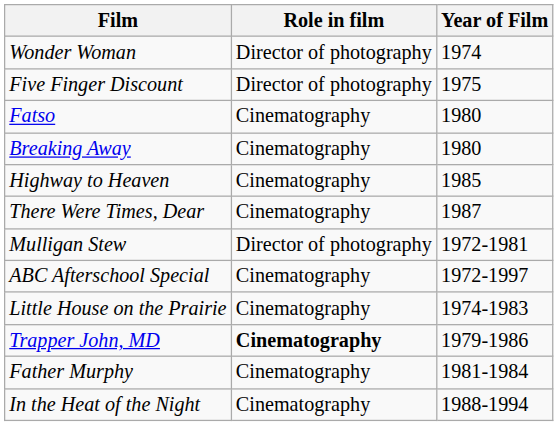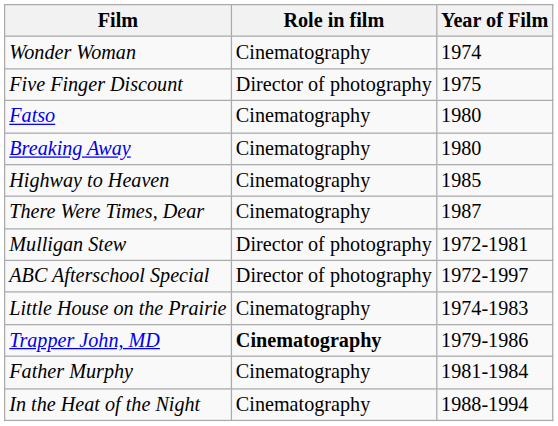(334, 52) Director of photography -> (303, 52) Cinematography
(303, 276) Cinematography -> (334, 276) Director of photography
